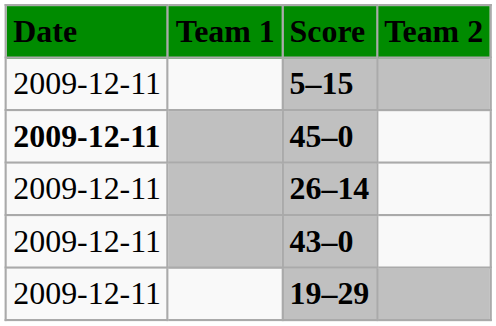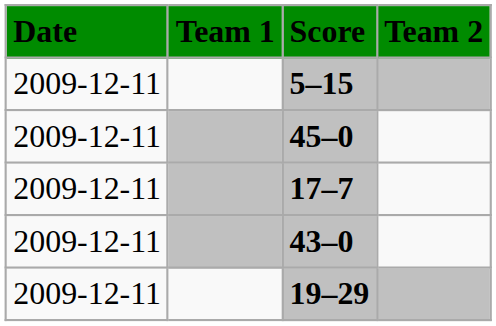(87, 136) bold -> (87, 136) normal
- row: (329, 188)
+ row: (321, 188)
